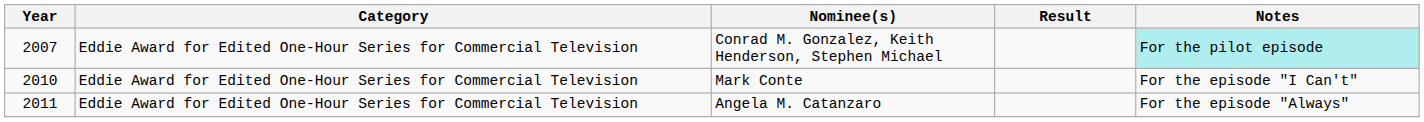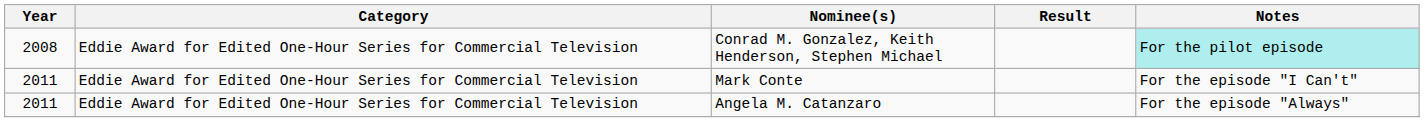(40, 49) 2007 -> (40, 49) 2008
(40, 81) 2010 -> (40, 81) 2011
